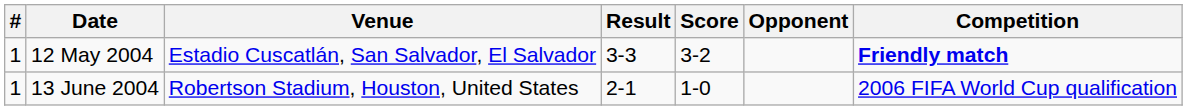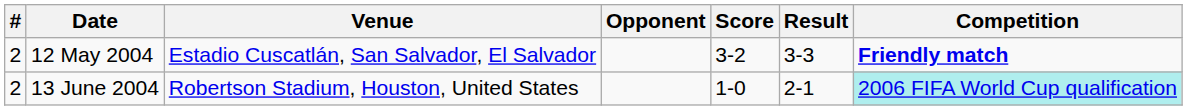columns swapped: (798, 21) <-> (638, 21)
(15, 54) 1 -> (15, 54) 2
(15, 88) 1 -> (15, 88) 2
(1018, 88) no background -> (1018, 88) paleturquoise background
